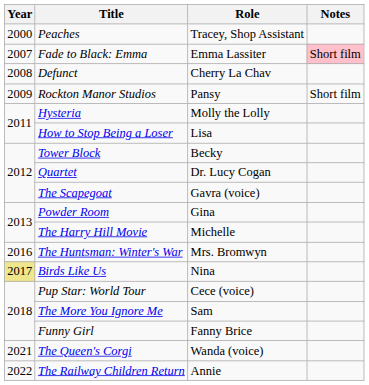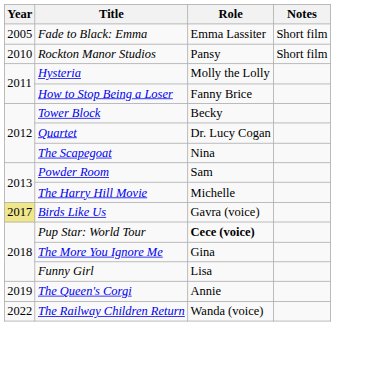- row: (59, 34)
(20, 53) 2007 -> (20, 34) 2005
(335, 53) pink background -> (302, 34) no background
- row: (58, 73)
(20, 93) 2009 -> (20, 53) 2010
(201, 133) Lisa -> (221, 93) Fanny Brice
(225, 192) Gavra (voice) -> (203, 152) Nina
(203, 212) Gina -> (202, 172) Sam
- row: (110, 251)
(203, 271) Nina -> (225, 212) Gavra (voice)
(222, 291) normal -> (223, 232) bold
(202, 311) Sam -> (203, 251) Gina
(221, 331) Fanny Brice -> (201, 271) Lisa
(20, 350) 2021 -> (20, 291) 2019
(227, 350) Wanda (voice) -> (206, 291) Annie
(206, 370) Annie -> (227, 311) Wanda (voice)
